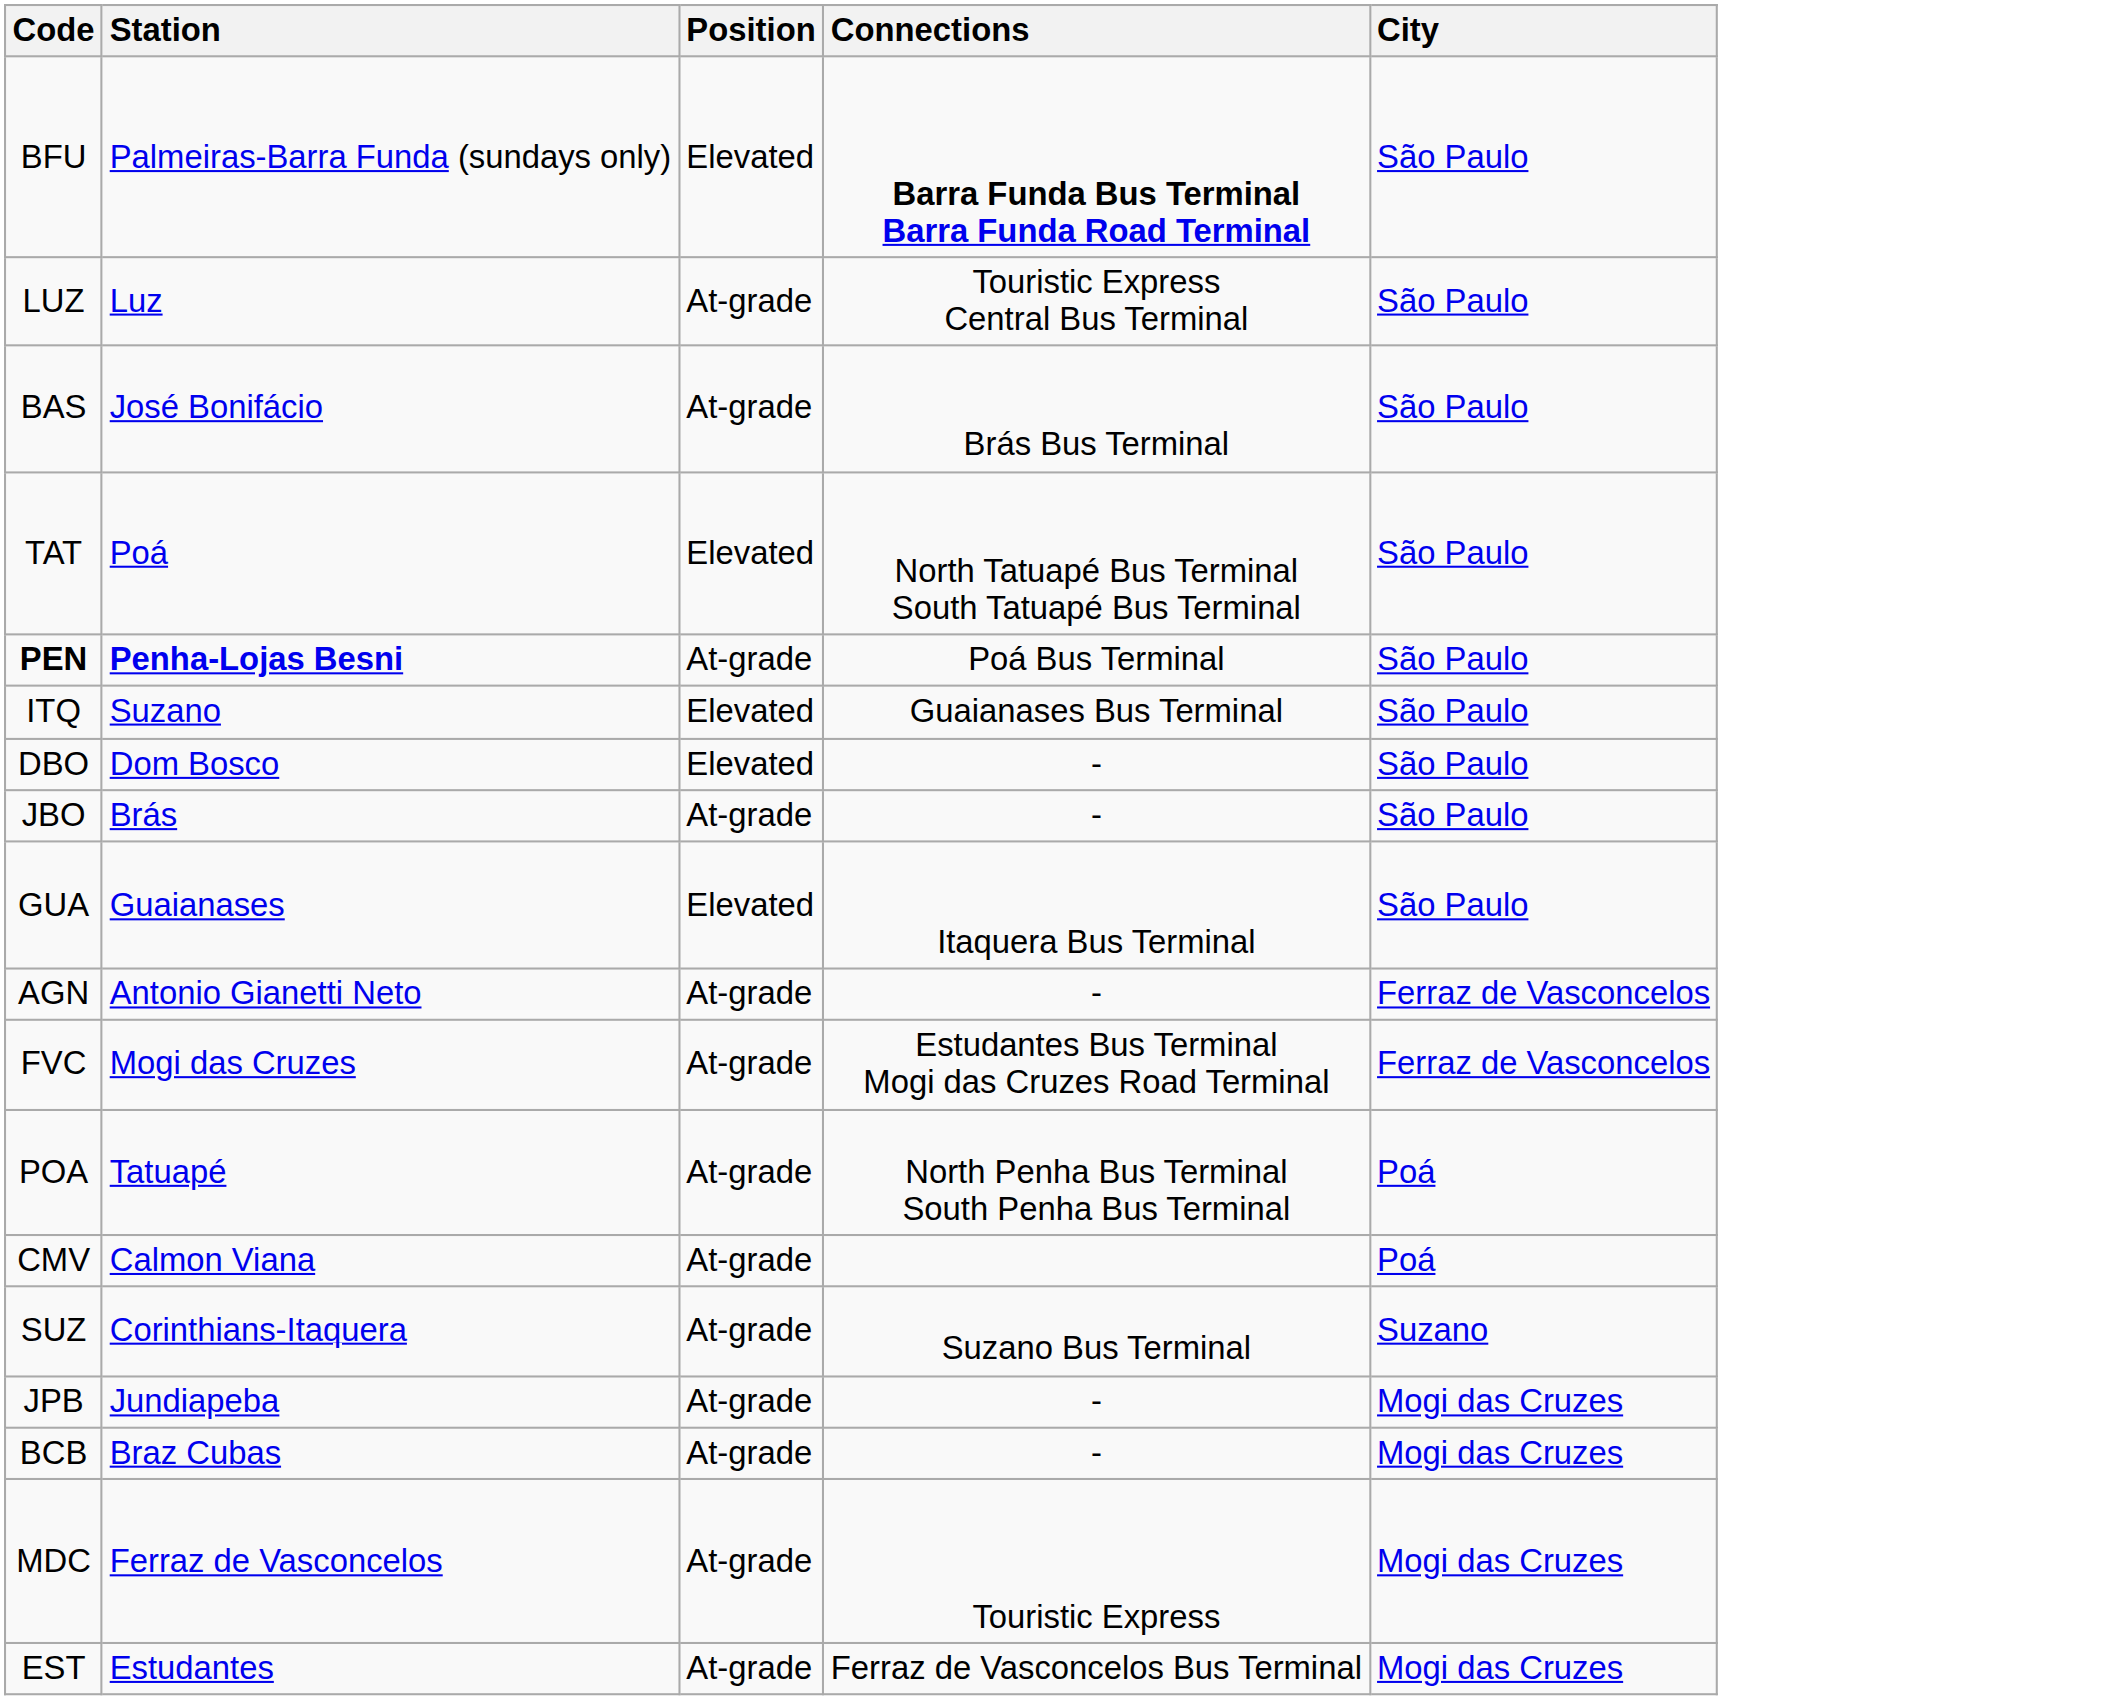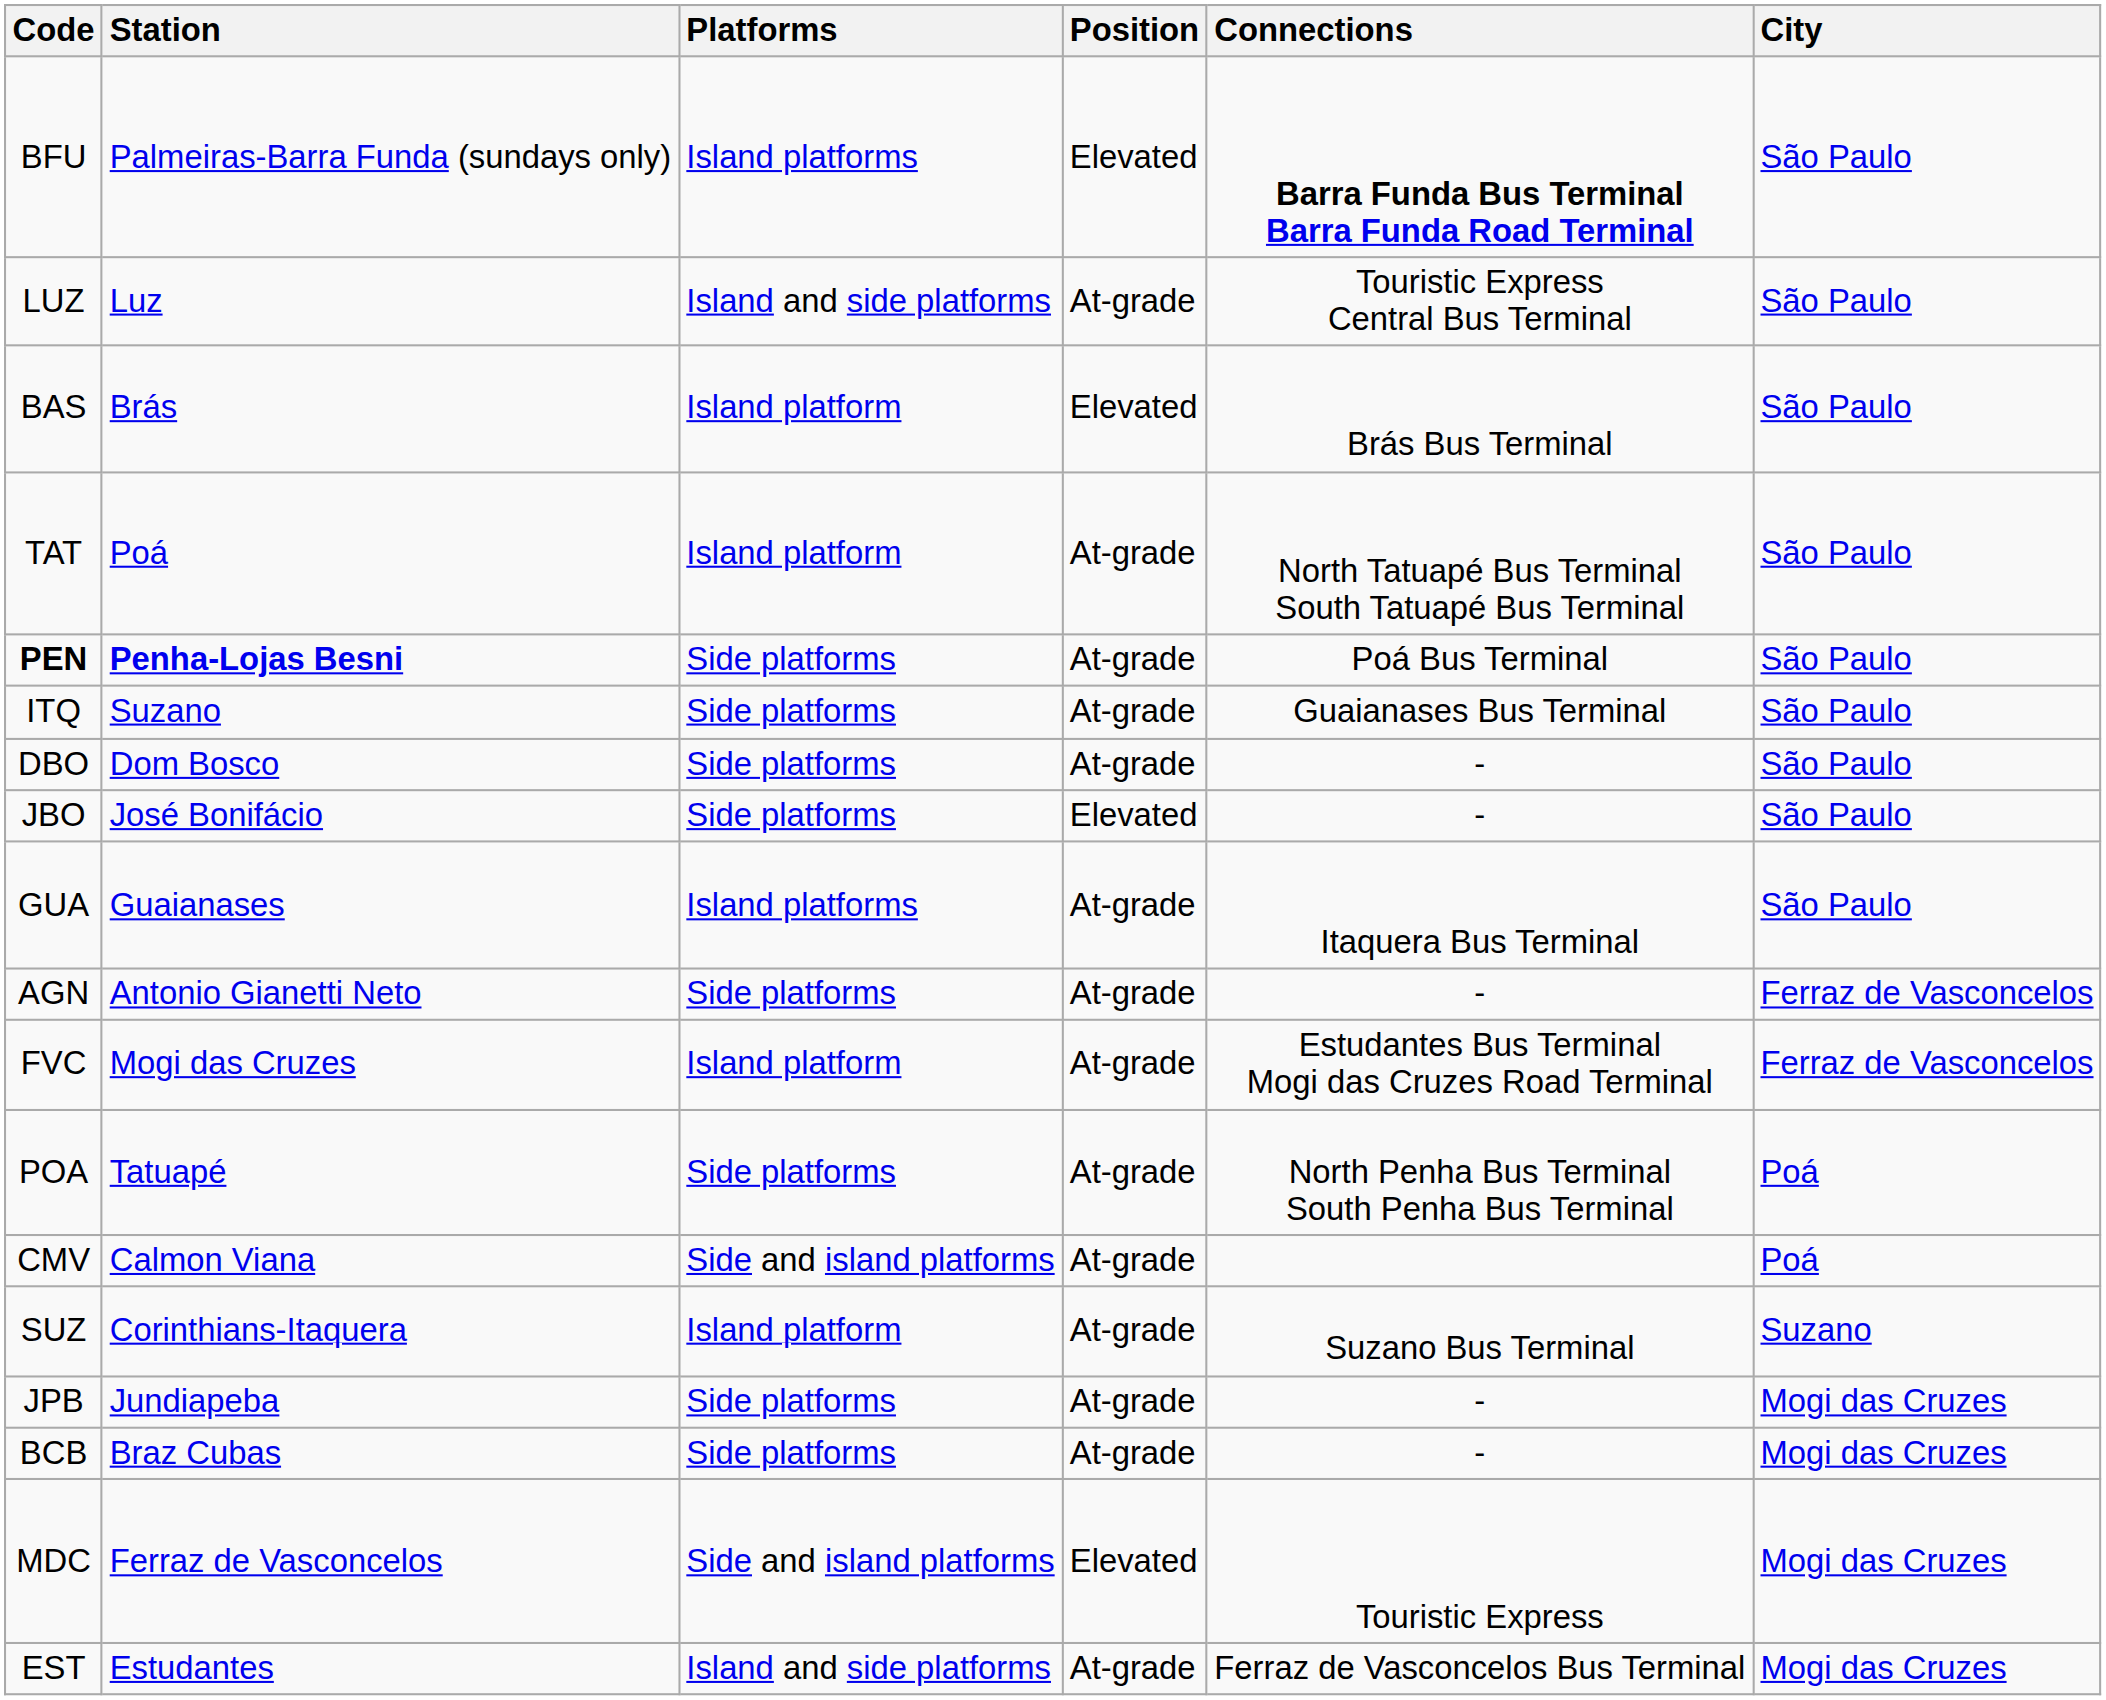+ column: (762, 30)
(216, 407) José Bonifácio -> (143, 407) Brás
(749, 407) At-grade -> (1134, 407) Elevated
(750, 552) Elevated -> (1133, 552) At-grade
(750, 711) Elevated -> (1133, 711) At-grade
(750, 763) Elevated -> (1133, 763) At-grade
(143, 815) Brás -> (216, 815) José Bonifácio
(749, 815) At-grade -> (1134, 815) Elevated
(750, 904) Elevated -> (1133, 904) At-grade
(749, 1560) At-grade -> (1134, 1560) Elevated
